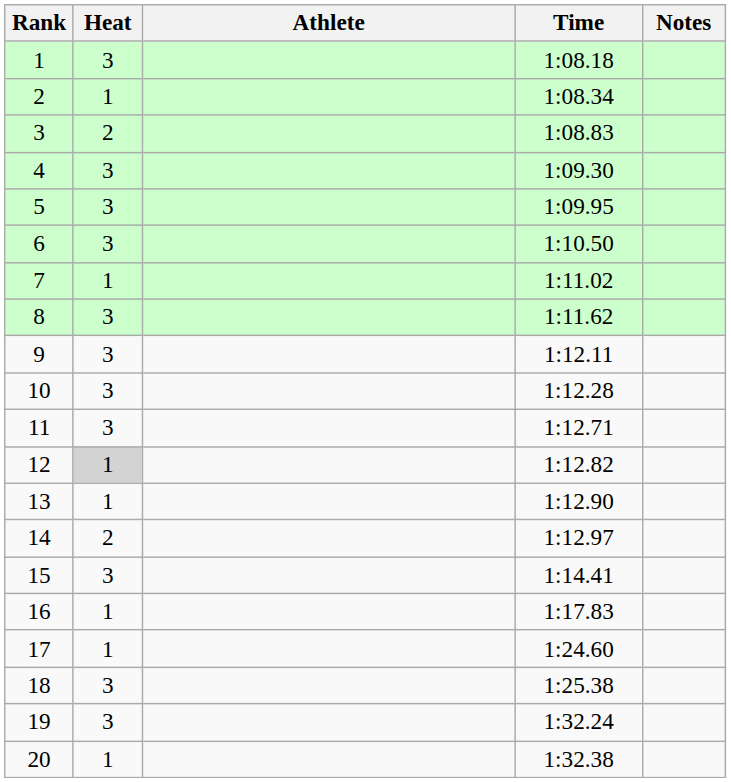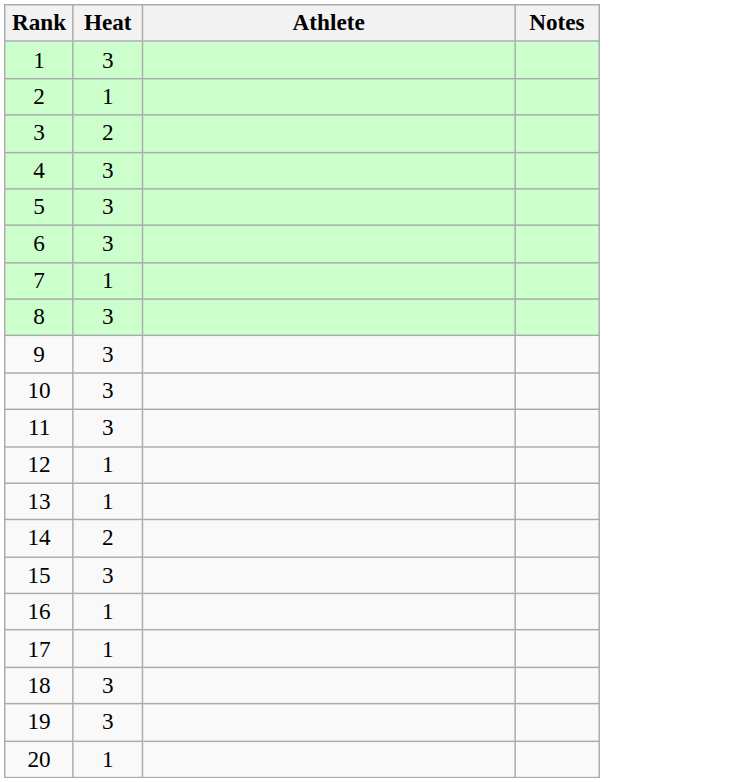- column: (579, 22)
(108, 464) lightgrey background -> (108, 464) no background
